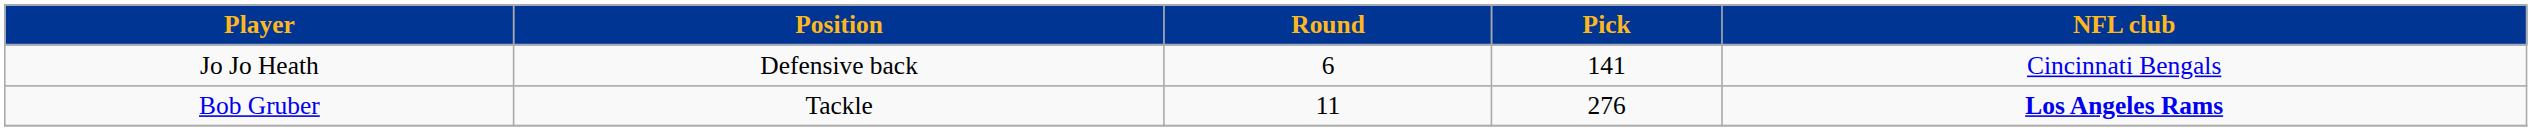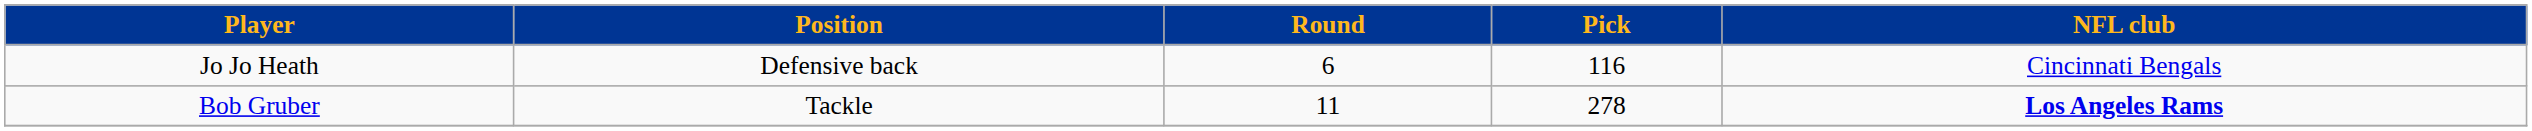(1607, 65) 141 -> (1607, 65) 116
(1607, 105) 276 -> (1607, 105) 278
